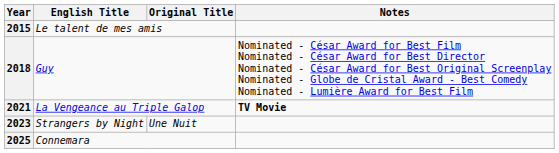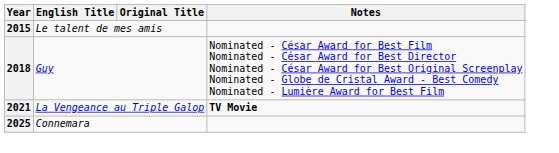- row: (19, 124)
